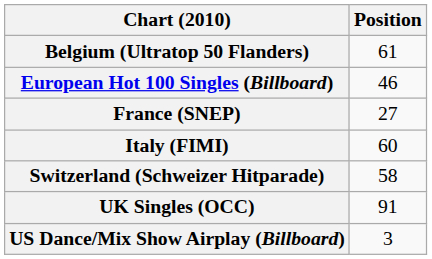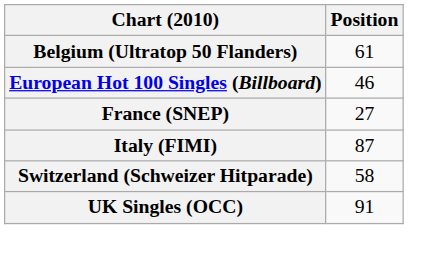(388, 144) 60 -> (365, 144) 87
- row: (177, 238)
